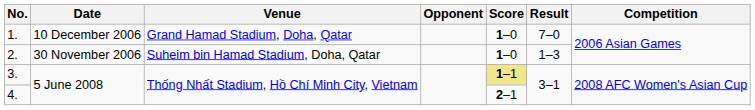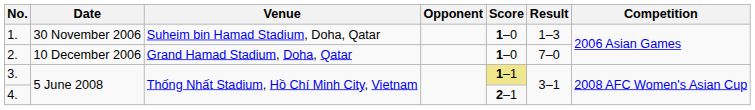(87, 34) 10 December 2006 -> (87, 34) 30 November 2006
(249, 34) Grand Hamad Stadium, Doha, Qatar -> (263, 34) Suheim bin Hamad Stadium, Doha, Qatar
(549, 34) 7–0 -> (549, 34) 1–3
(87, 54) 30 November 2006 -> (87, 54) 10 December 2006
(263, 54) Suheim bin Hamad Stadium, Doha, Qatar -> (249, 54) Grand Hamad Stadium, Doha, Qatar
(549, 54) 1–3 -> (549, 54) 7–0
